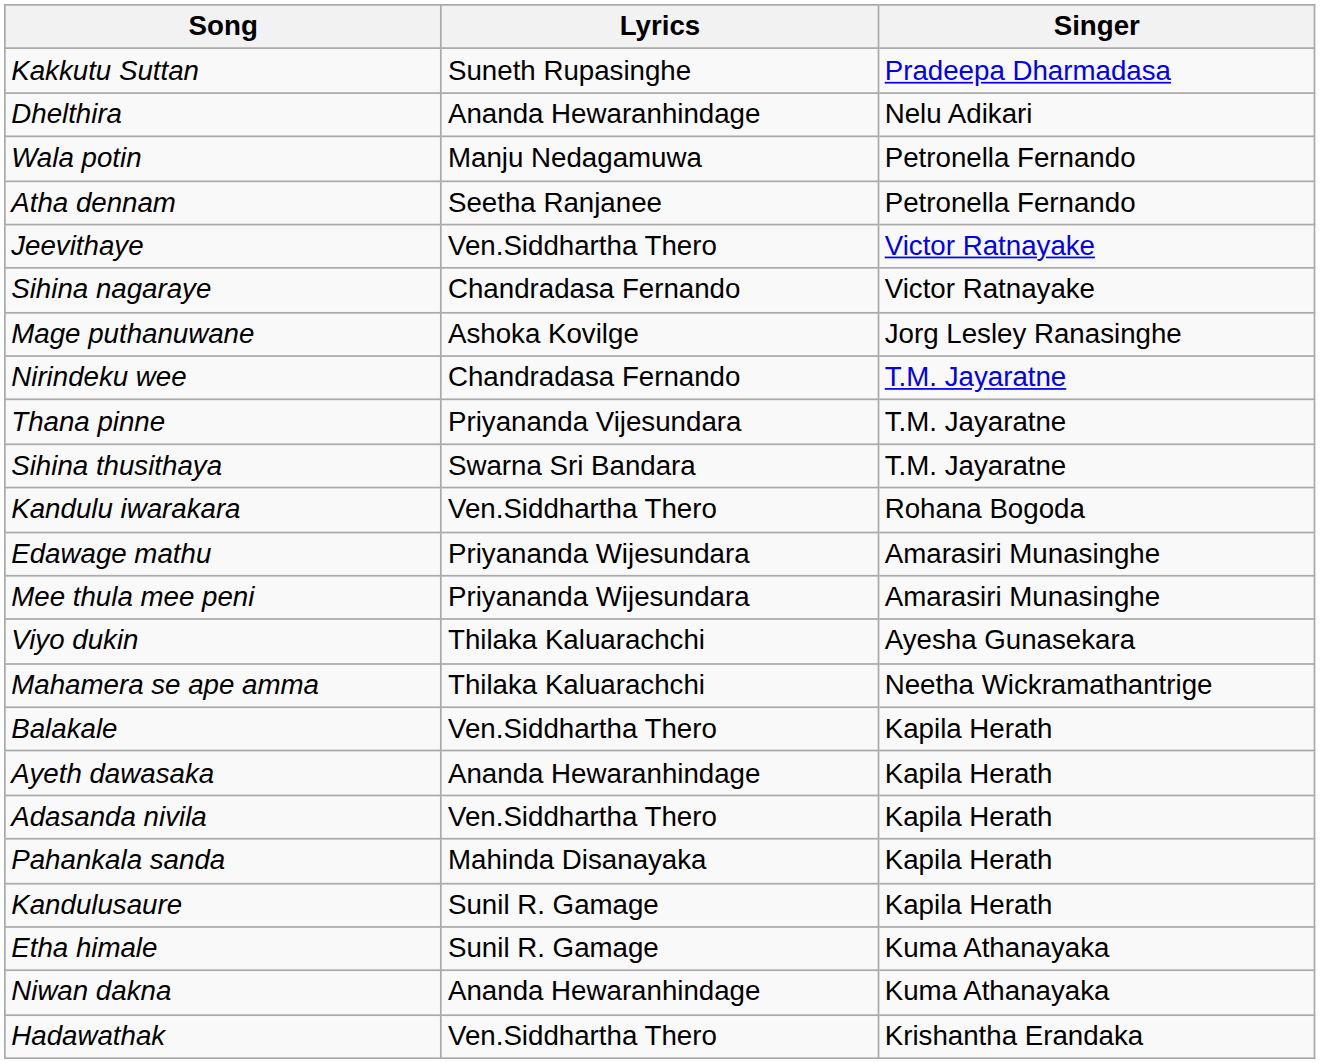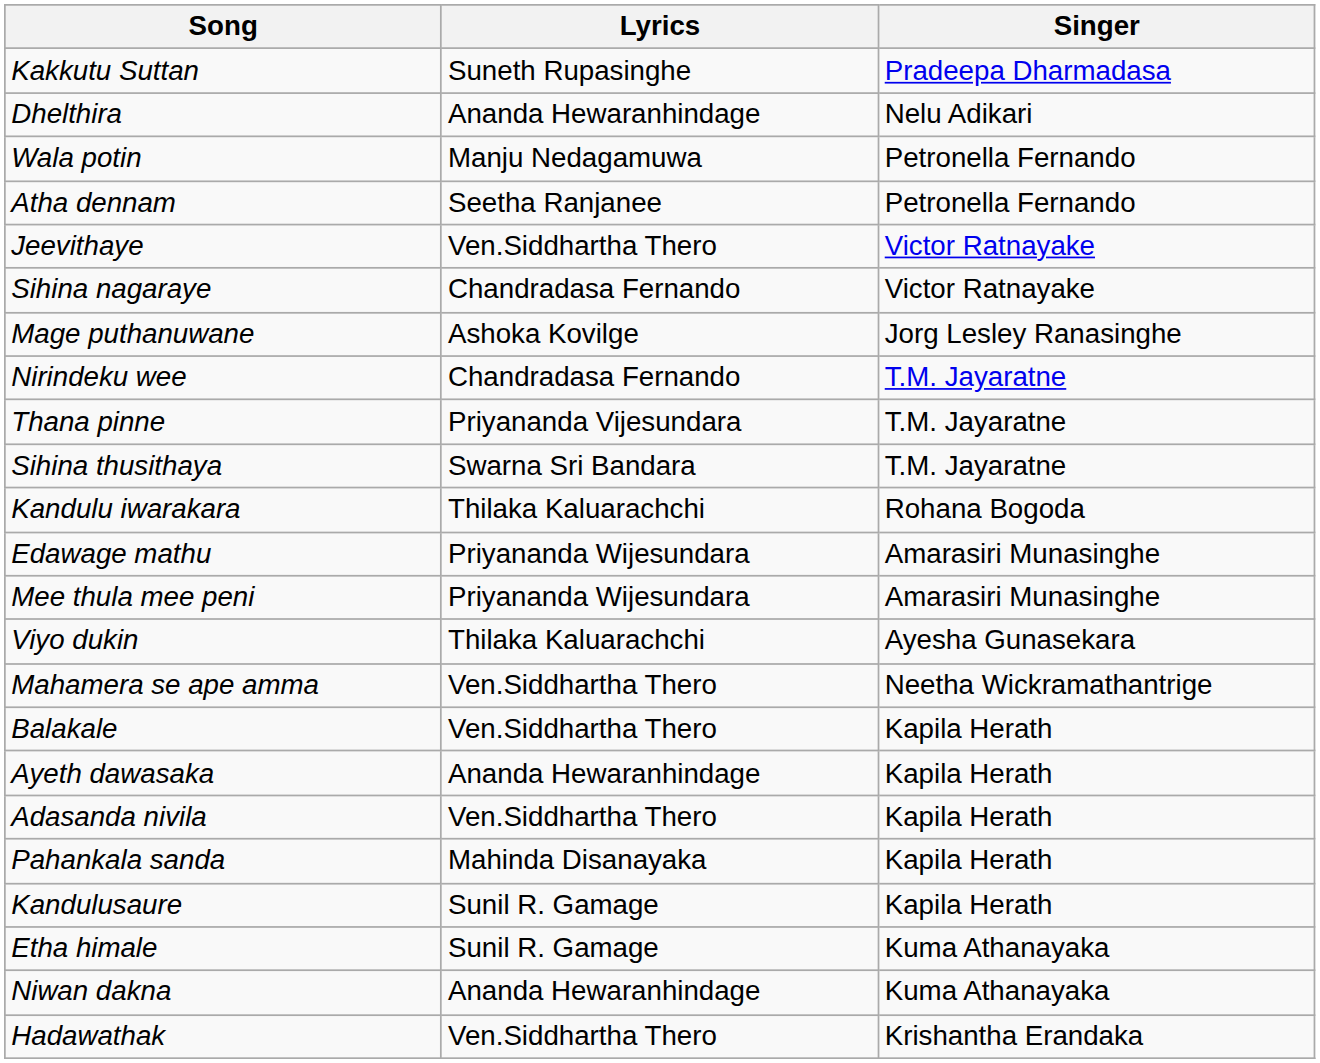(582, 509) Ven.Siddhartha Thero -> (576, 509) Thilaka Kaluarachchi
(576, 684) Thilaka Kaluarachchi -> (582, 684) Ven.Siddhartha Thero
